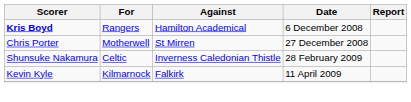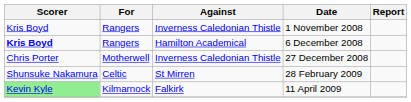+ row: (324, 27)
(175, 43) St Mirren -> (218, 58) Inverness Caledonian Thistle
(218, 58) Inverness Caledonian Thistle -> (175, 74) St Mirren
(30, 74) no background -> (30, 89) lightgreen background
